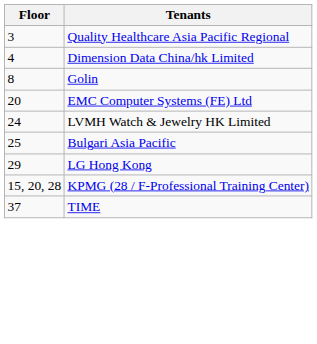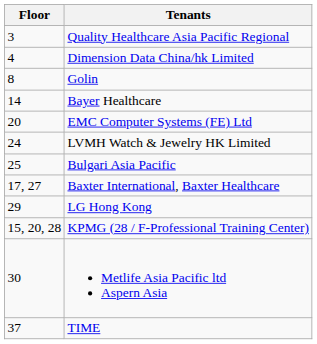+ row: (114, 100)
+ row: (173, 185)
+ row: (188, 286)
